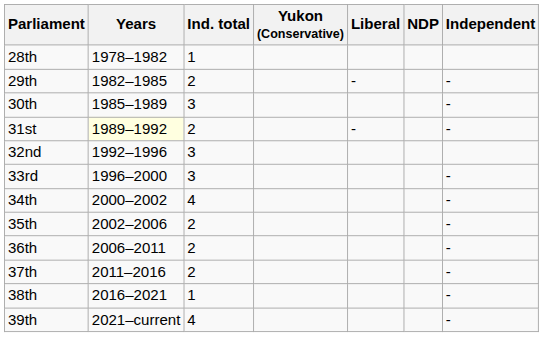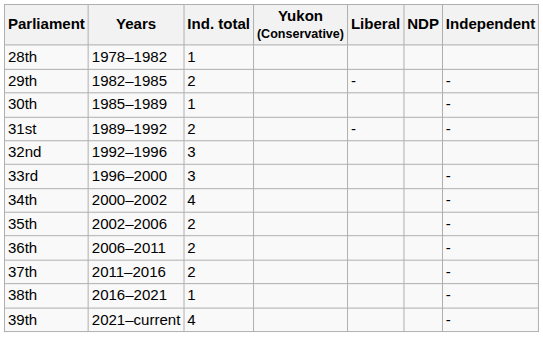(192, 104) 3 -> (192, 104) 1
(129, 128) lightyellow background -> (129, 128) no background
